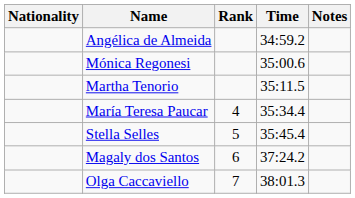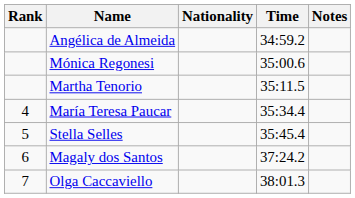columns swapped: (236, 16) <-> (43, 16)
